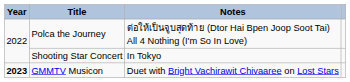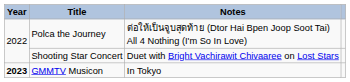(144, 56) In Tokyo -> (233, 56) Duet with Bright Vachirawit Chivaaree on Lost Stars
(233, 71) Duet with Bright Vachirawit Chivaaree on Lost Stars -> (144, 71) In Tokyo
